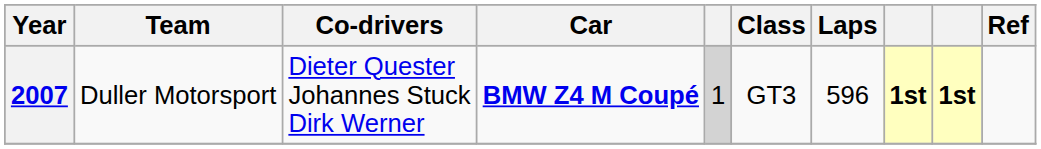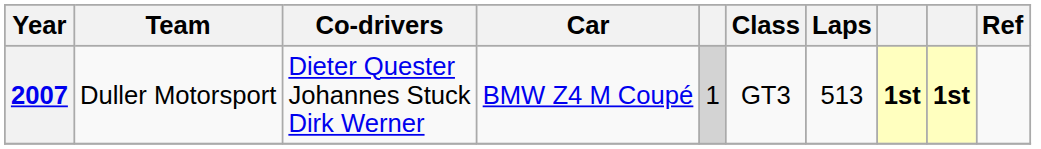(591, 95) bold -> (588, 95) normal
(848, 95) 596 -> (842, 95) 513
